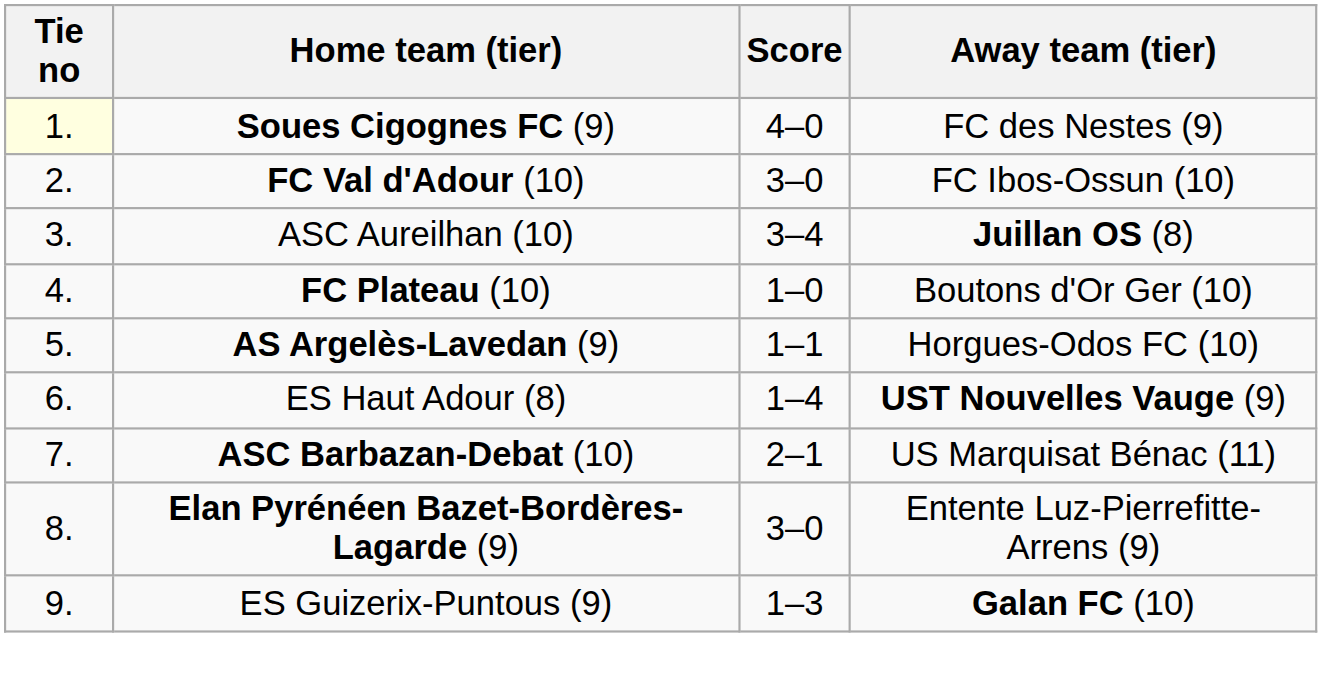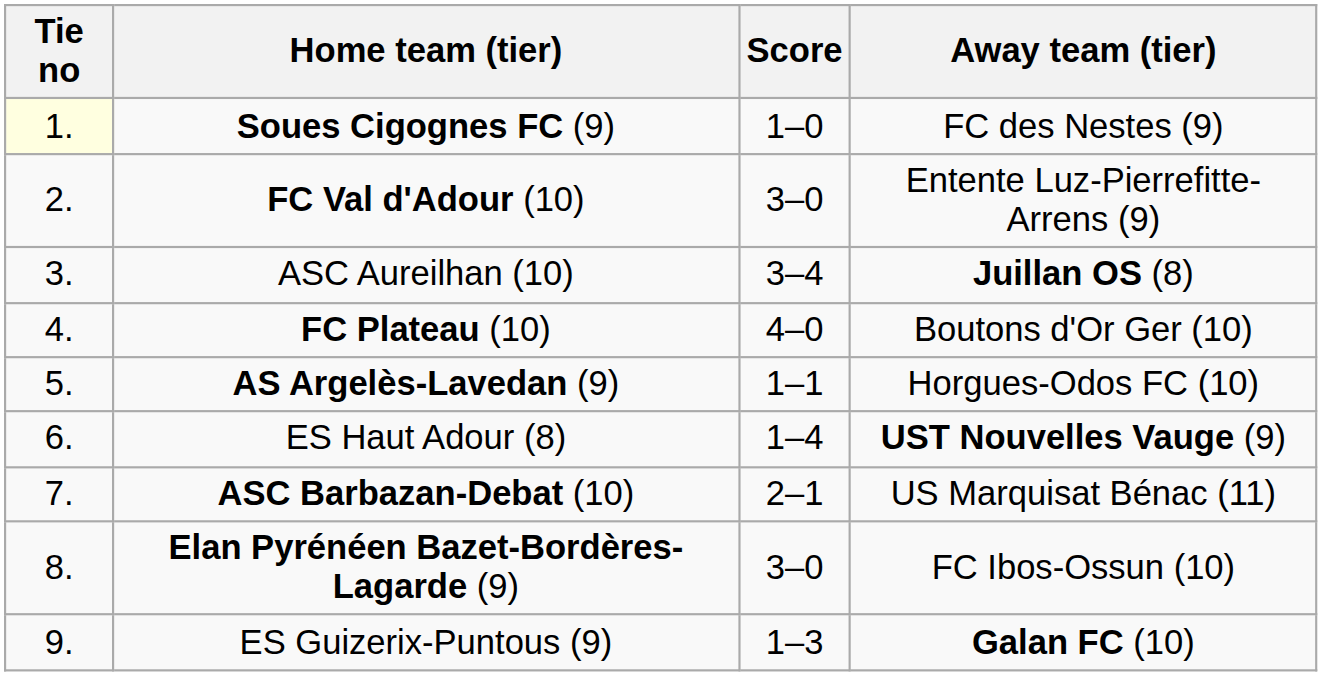(795, 125) 4–0 -> (795, 125) 1–0
(1083, 180) FC Ibos-Ossun (10) -> (1083, 199) Entente Luz-Pierrefitte-Arrens (9)
(795, 290) 1–0 -> (795, 328) 4–0
(1083, 528) Entente Luz-Pierrefitte-Arrens (9) -> (1083, 567) FC Ibos-Ossun (10)
